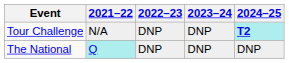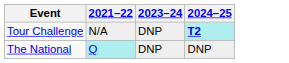- column: (160, 13)
